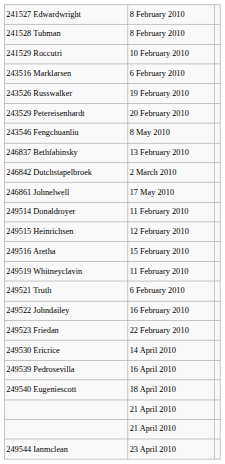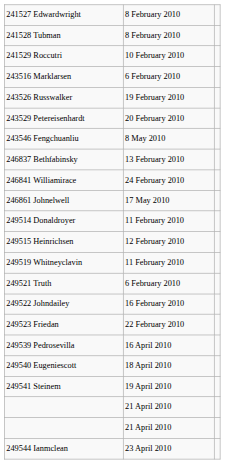+ row: (41, 180)
- row: (49, 172)
- row: (31, 251)
- row: (33, 350)
+ row: (33, 386)
